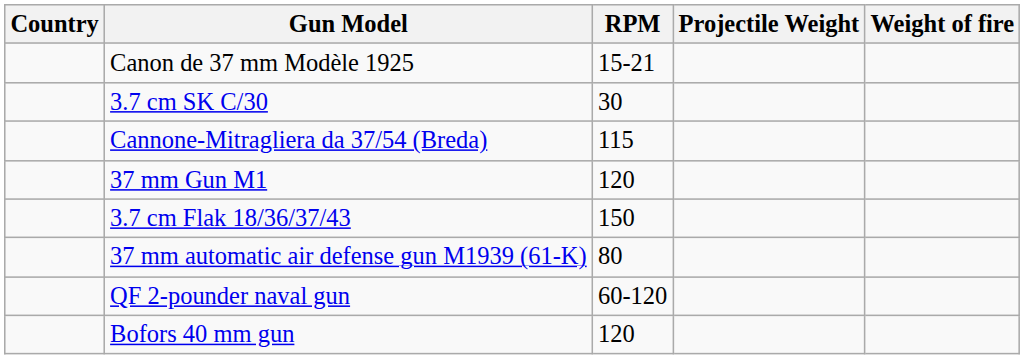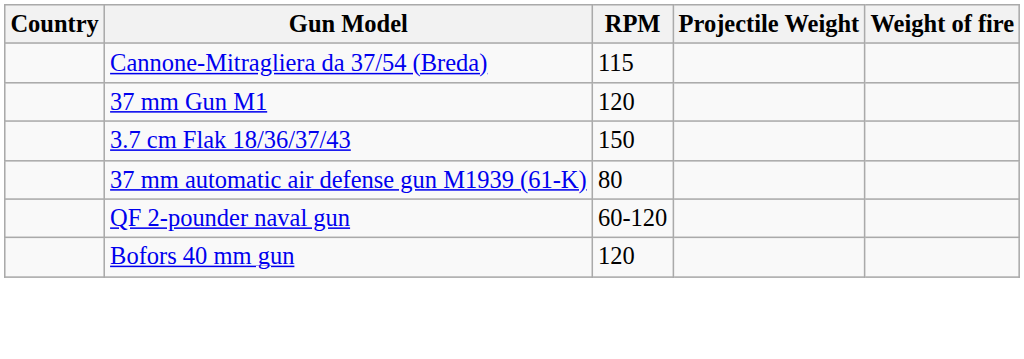- row: (262, 62)
- row: (189, 101)
